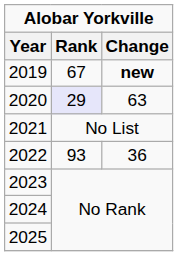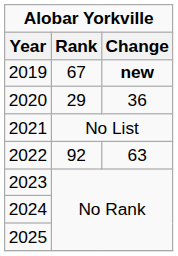(76, 101) lavender background -> (76, 101) no background
(137, 101) 63 -> (137, 101) 36
(76, 155) 93 -> (76, 155) 92
(137, 155) 36 -> (137, 155) 63
